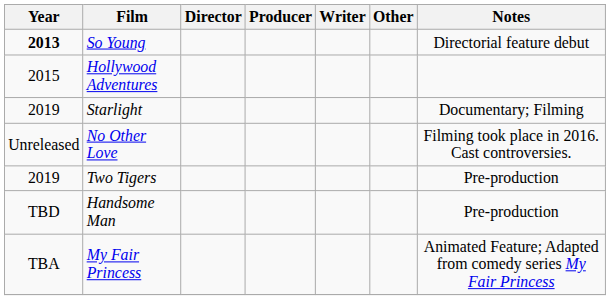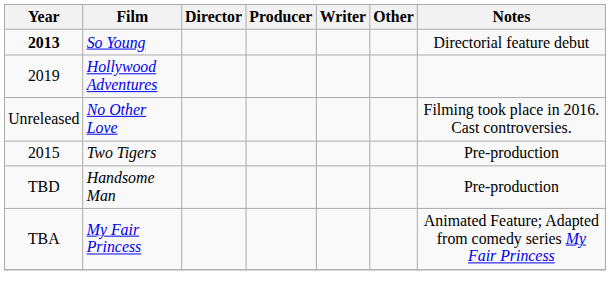(44, 76) 2015 -> (44, 76) 2019
- row: (114, 110)
(44, 178) 2019 -> (44, 153) 2015
